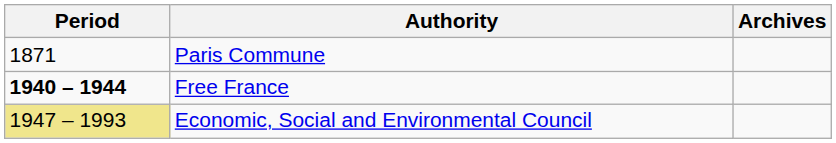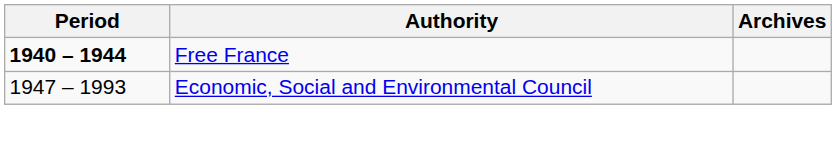- row: (250, 54)
(68, 120) khaki background -> (68, 87) no background
